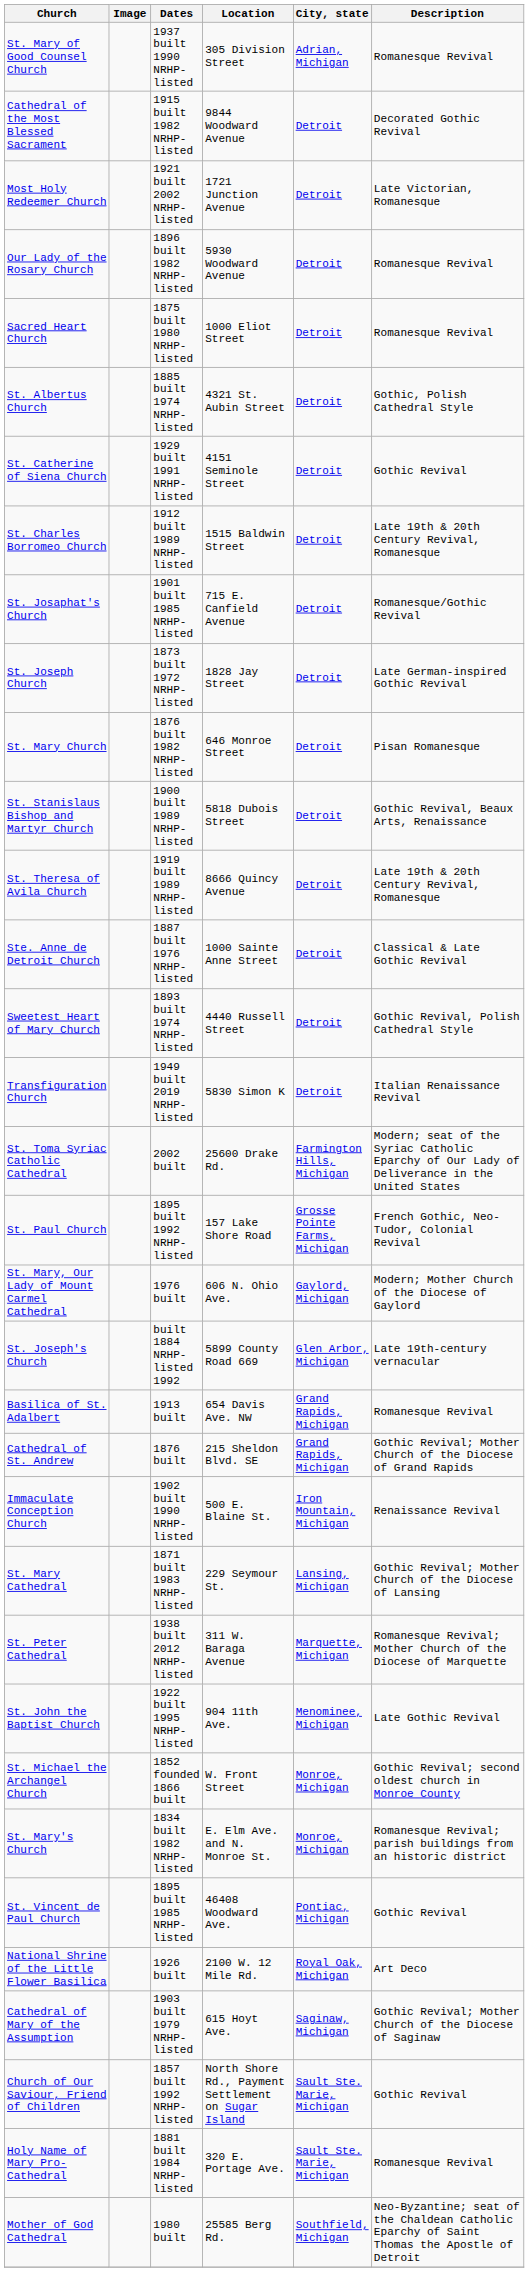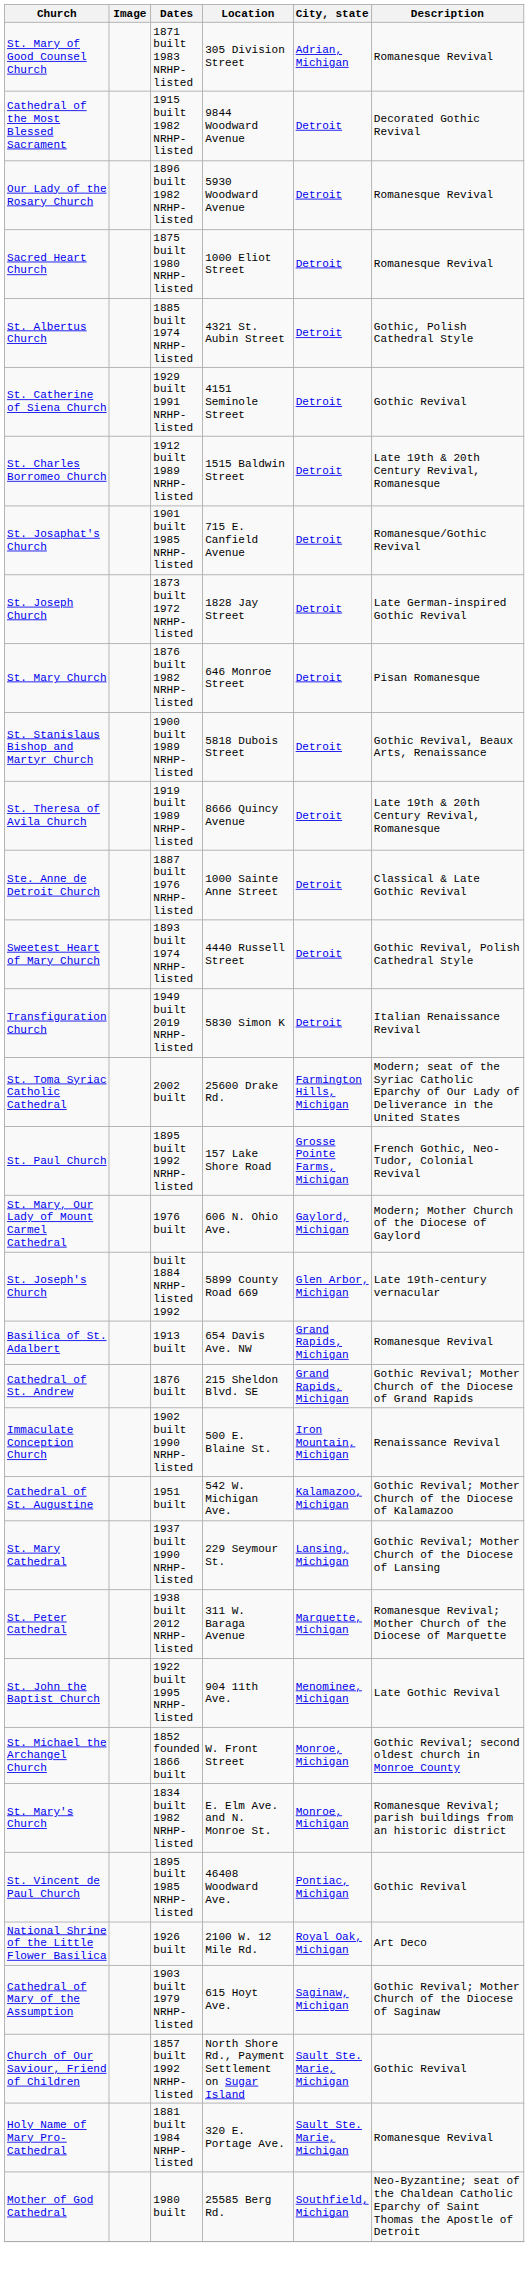(173, 57) 1937 built 1990 NRHP-listed -> (173, 57) 1871 built 1983 NRHP-listed
- row: (57, 195)
+ row: (50, 1499)
(173, 1580) 1871 built 1983 NRHP-listed -> (173, 1555) 1937 built 1990 NRHP-listed
